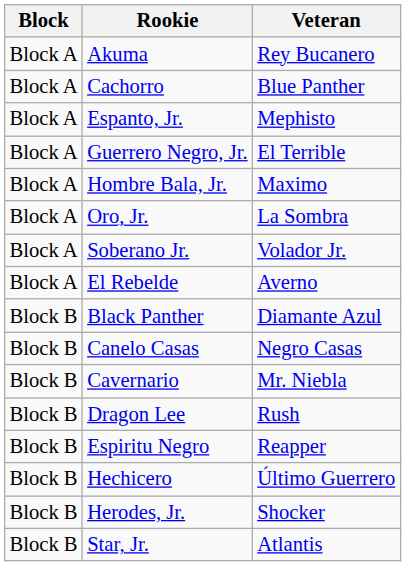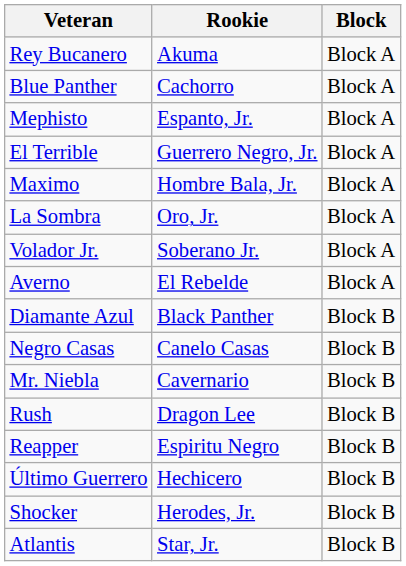columns swapped: (44, 20) <-> (326, 20)
